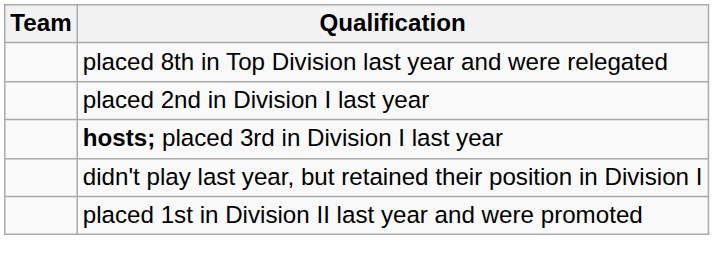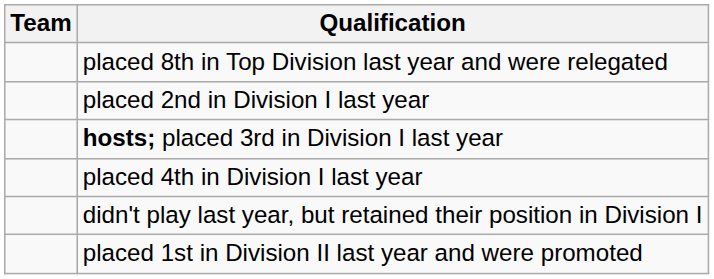+ row: (253, 176)
